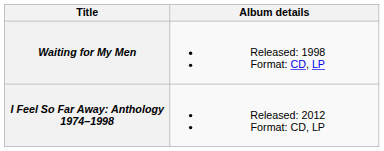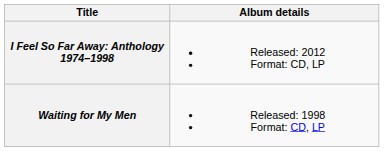rows swapped: (87, 52) <-> (87, 115)
